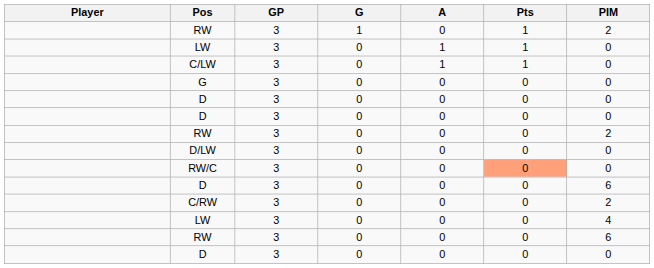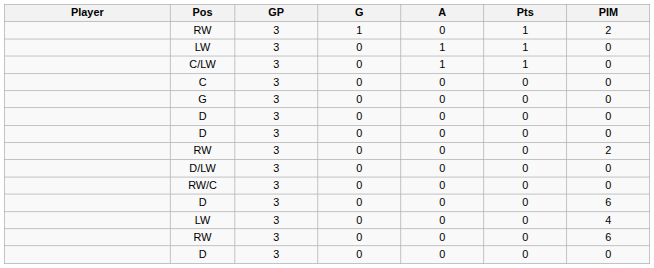+ row: (203, 82)
(525, 168) lightsalmon background -> (525, 185) no background
- row: (203, 202)
